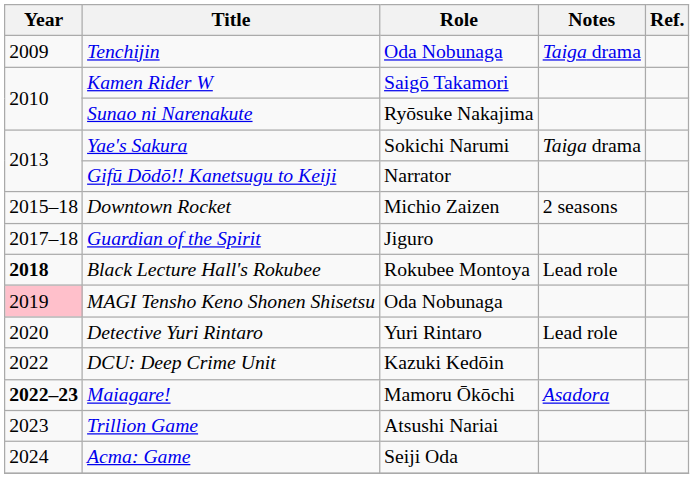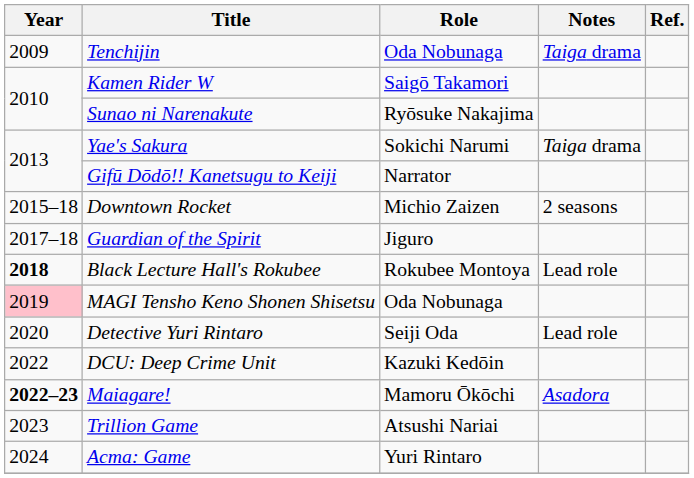(433, 332) Yuri Rintaro -> (421, 332) Seiji Oda
(421, 457) Seiji Oda -> (433, 457) Yuri Rintaro
